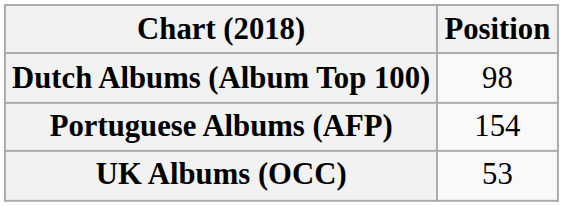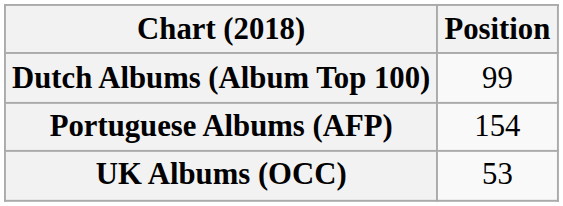(497, 77) 98 -> (497, 77) 99
